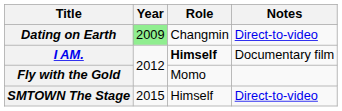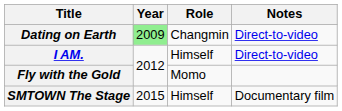(194, 55) bold -> (192, 55) normal
(284, 55) Documentary film -> (276, 55) Direct-to-video
(276, 95) Direct-to-video -> (284, 95) Documentary film
